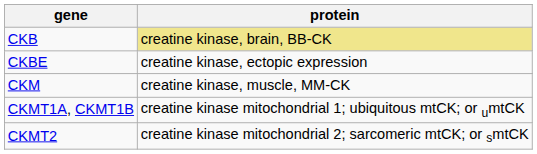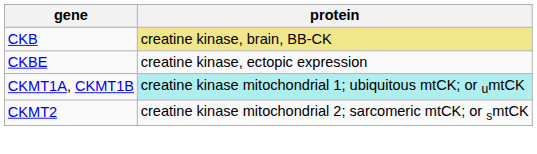- row: (24, 85)
(333, 110) no background -> (333, 87) paleturquoise background
